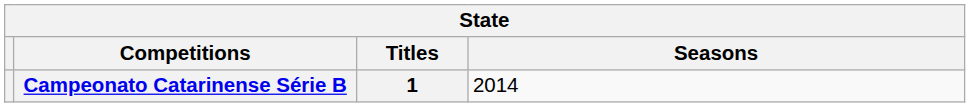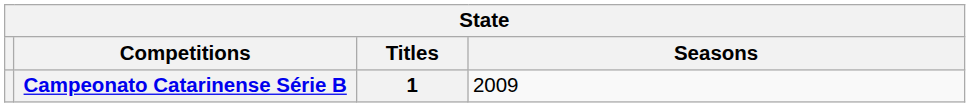(496, 85) 2014 -> (496, 85) 2009
